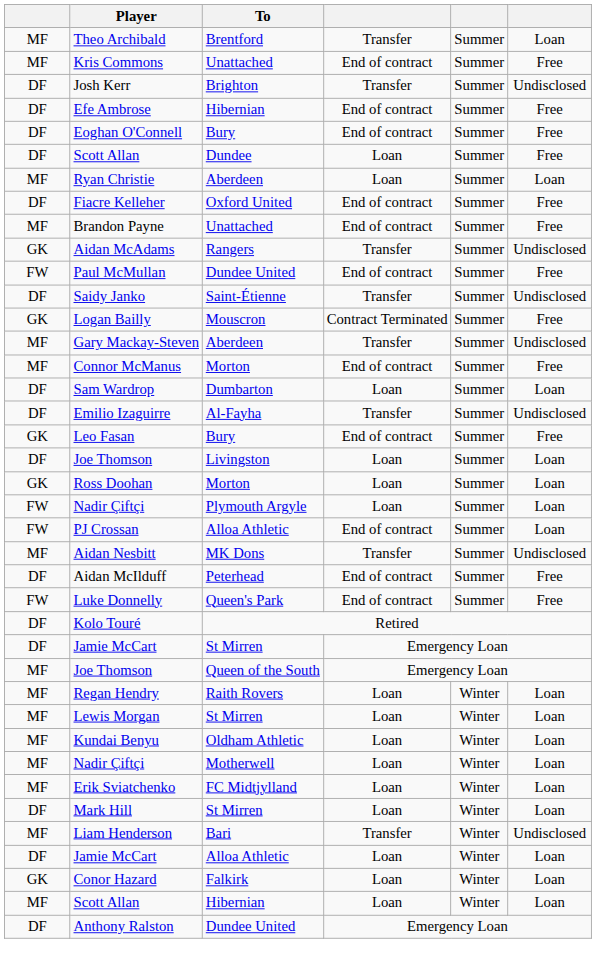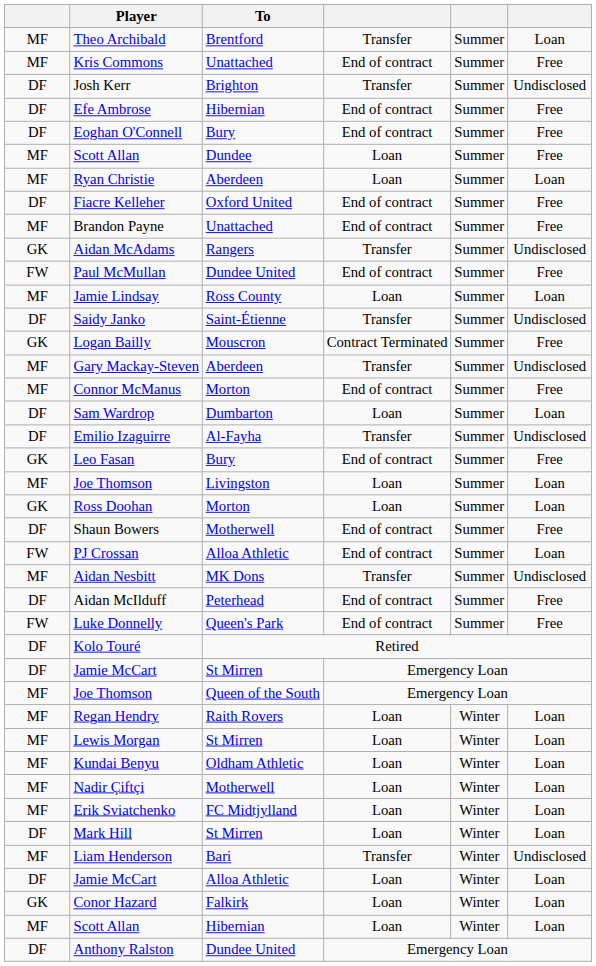(37, 156) DF -> (37, 156) MF
+ row: (116, 296)
(37, 459) DF -> (37, 483) MF
- row: (109, 506)
+ row: (116, 529)
